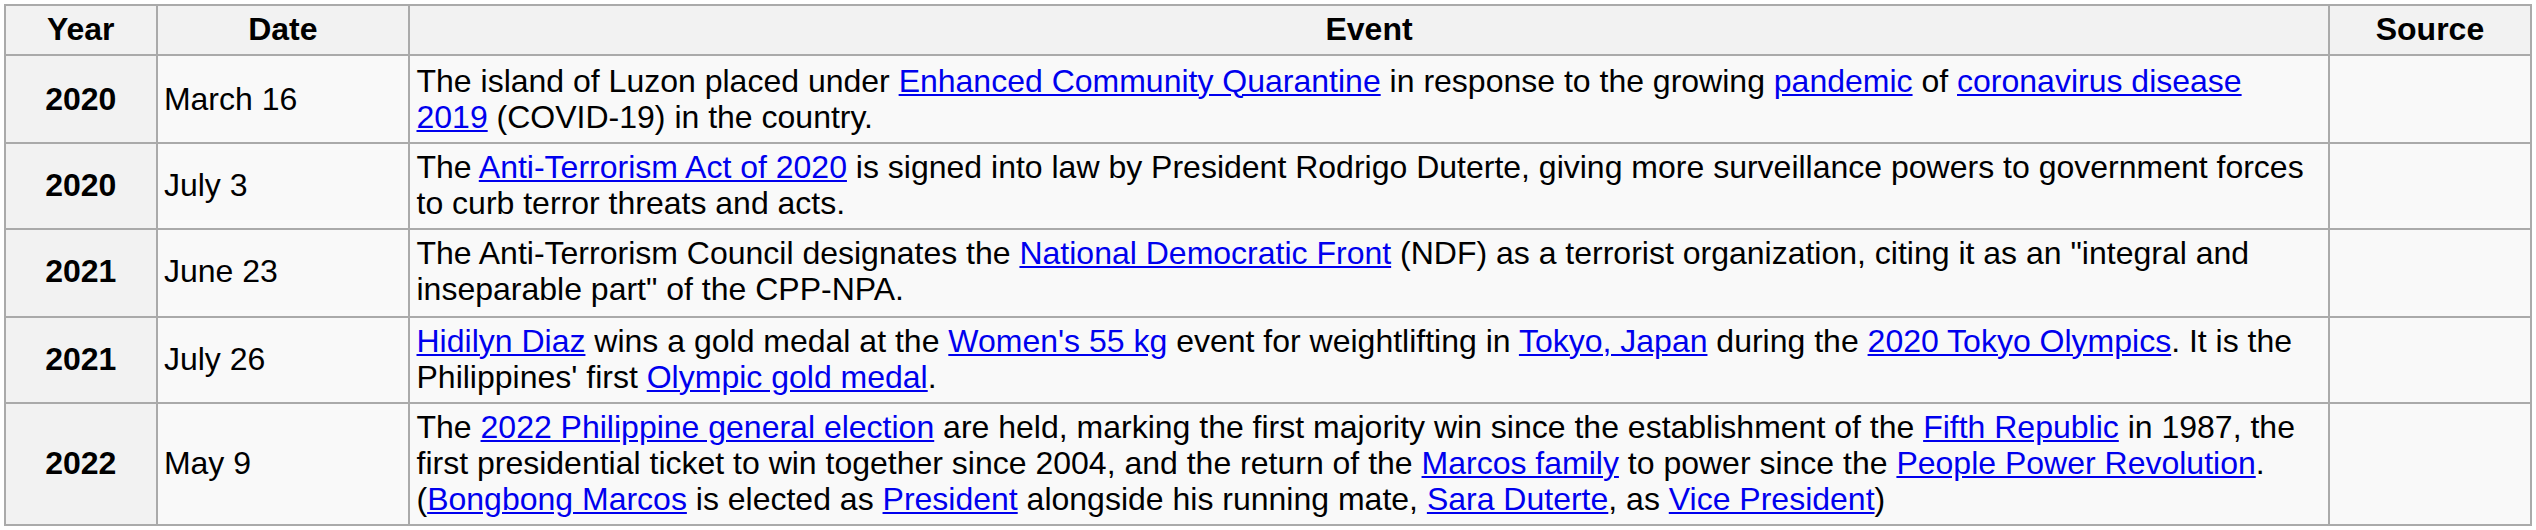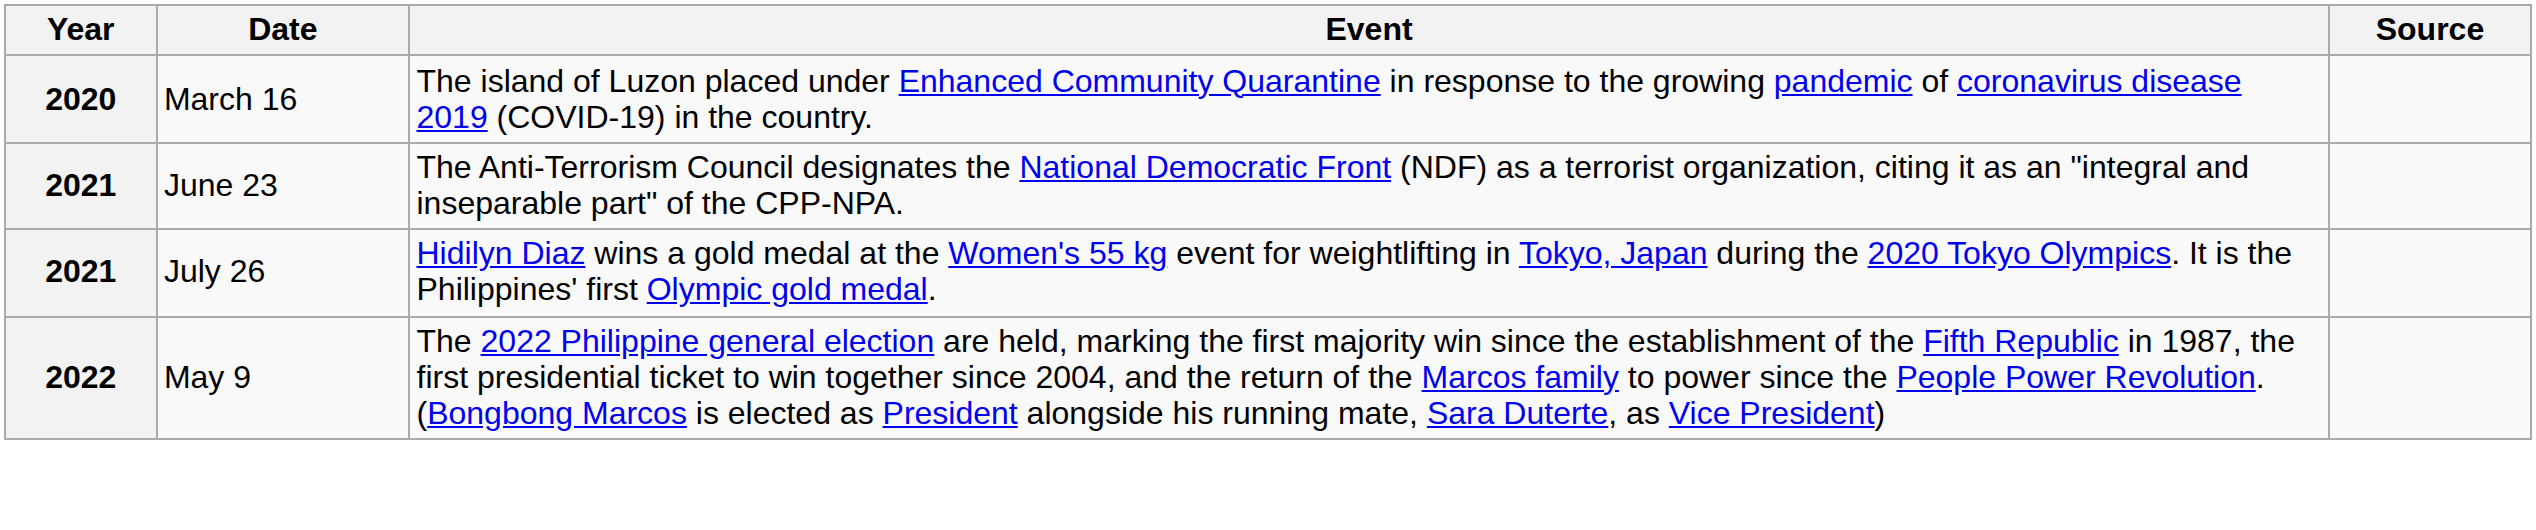- row: (206, 185)
